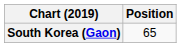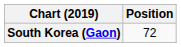(150, 33) 65 -> (150, 33) 72
